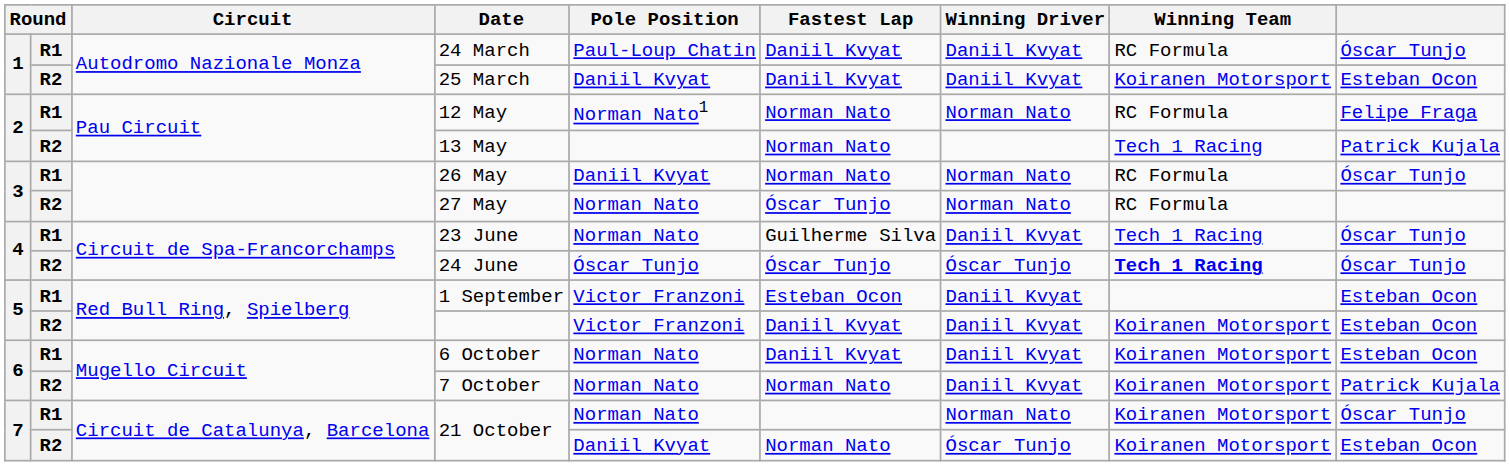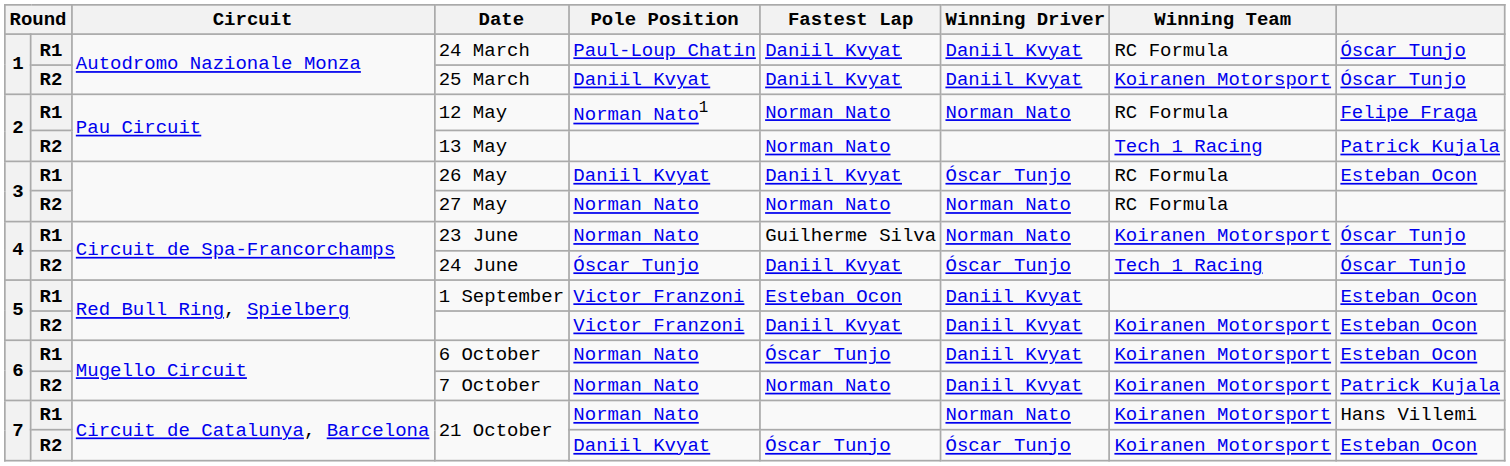(1409, 80) Esteban Ocon -> (1403, 80) Óscar Tunjo
(828, 176) Norman Nato -> (834, 176) Daniil Kvyat
(1008, 176) Norman Nato -> (1008, 176) Óscar Tunjo
(1403, 176) Óscar Tunjo -> (1409, 176) Esteban Ocon
(828, 206) Óscar Tunjo -> (828, 206) Norman Nato
(1014, 236) Daniil Kvyat -> (1008, 236) Norman Nato
(1189, 236) Tech 1 Racing -> (1223, 236) Koiranen Motorsport
(828, 266) Óscar Tunjo -> (834, 266) Daniil Kvyat
(1189, 266) bold -> (1189, 266) normal
(834, 356) Daniil Kvyat -> (828, 356) Óscar Tunjo
(1403, 415) Óscar Tunjo -> (1409, 415) Hans Villemi
(828, 445) Norman Nato -> (828, 445) Óscar Tunjo
